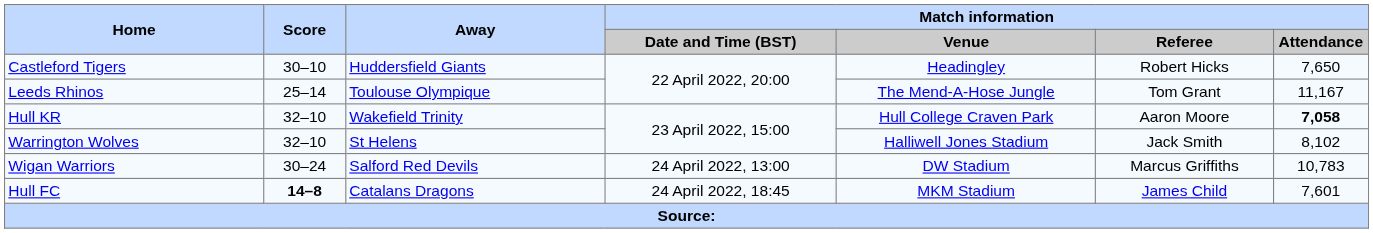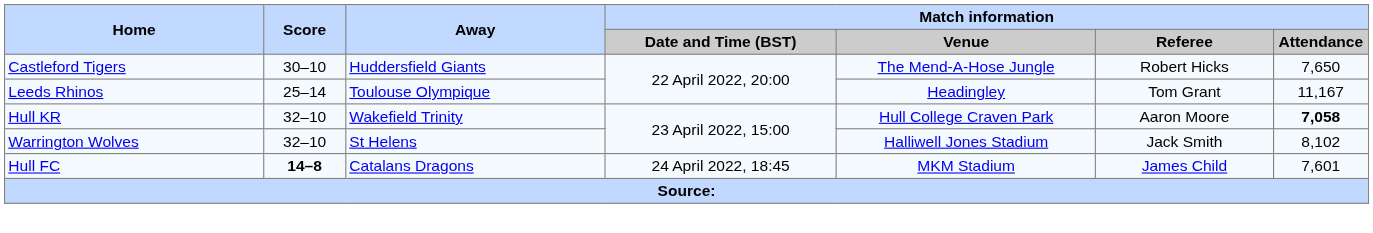(966, 67) Headingley -> (966, 67) The Mend-A-Hose Jungle
(966, 91) The Mend-A-Hose Jungle -> (966, 91) Headingley
- row: (62, 166)
